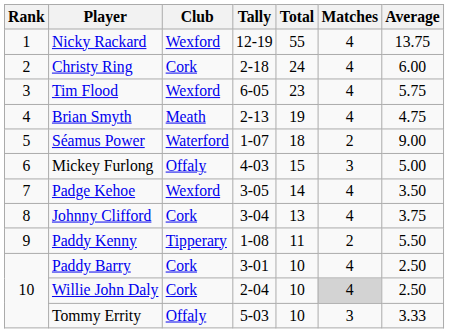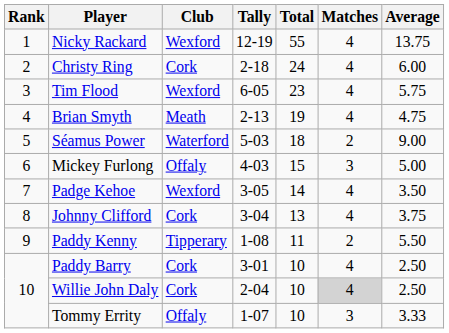(254, 141) 1-07 -> (254, 141) 5-03
(254, 315) 5-03 -> (254, 315) 1-07
